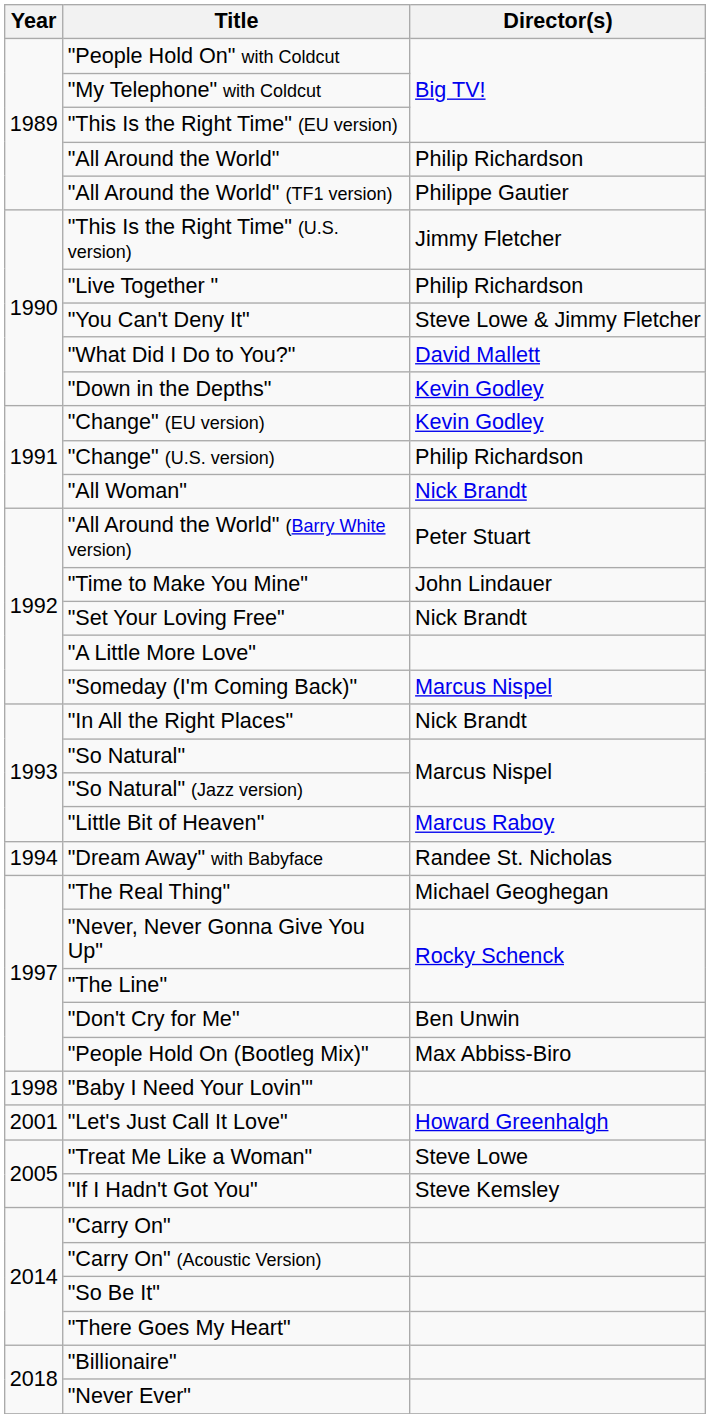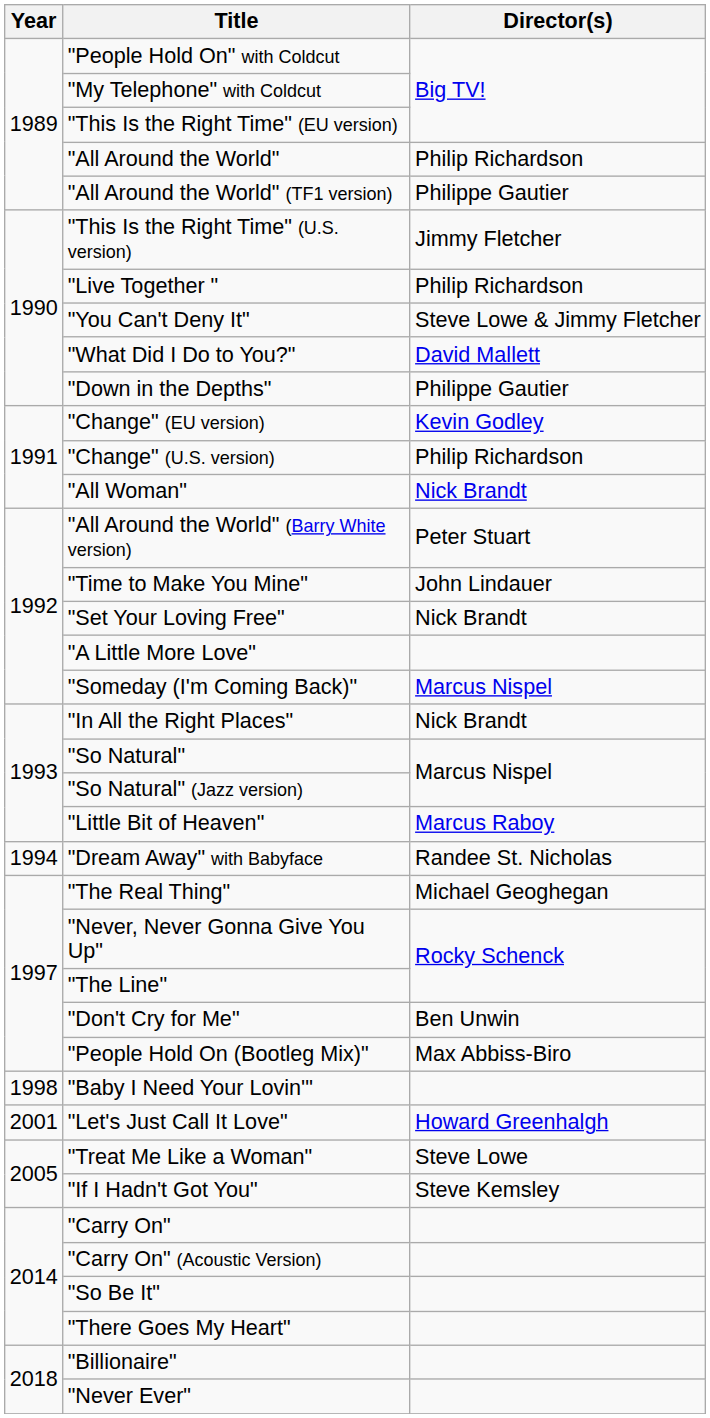(479, 388) Kevin Godley -> (492, 388) Philippe Gautier
